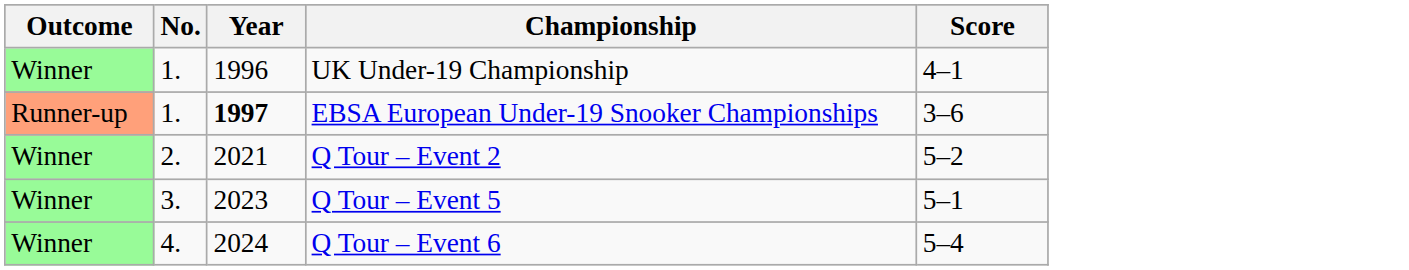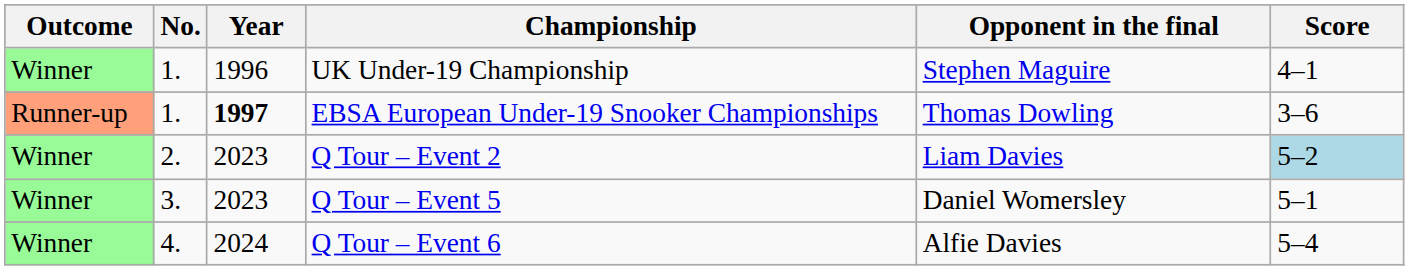+ column: (1094, 26)
(241, 156) 2021 -> (241, 156) 2023
(943, 156) no background -> (1298, 156) lightblue background
